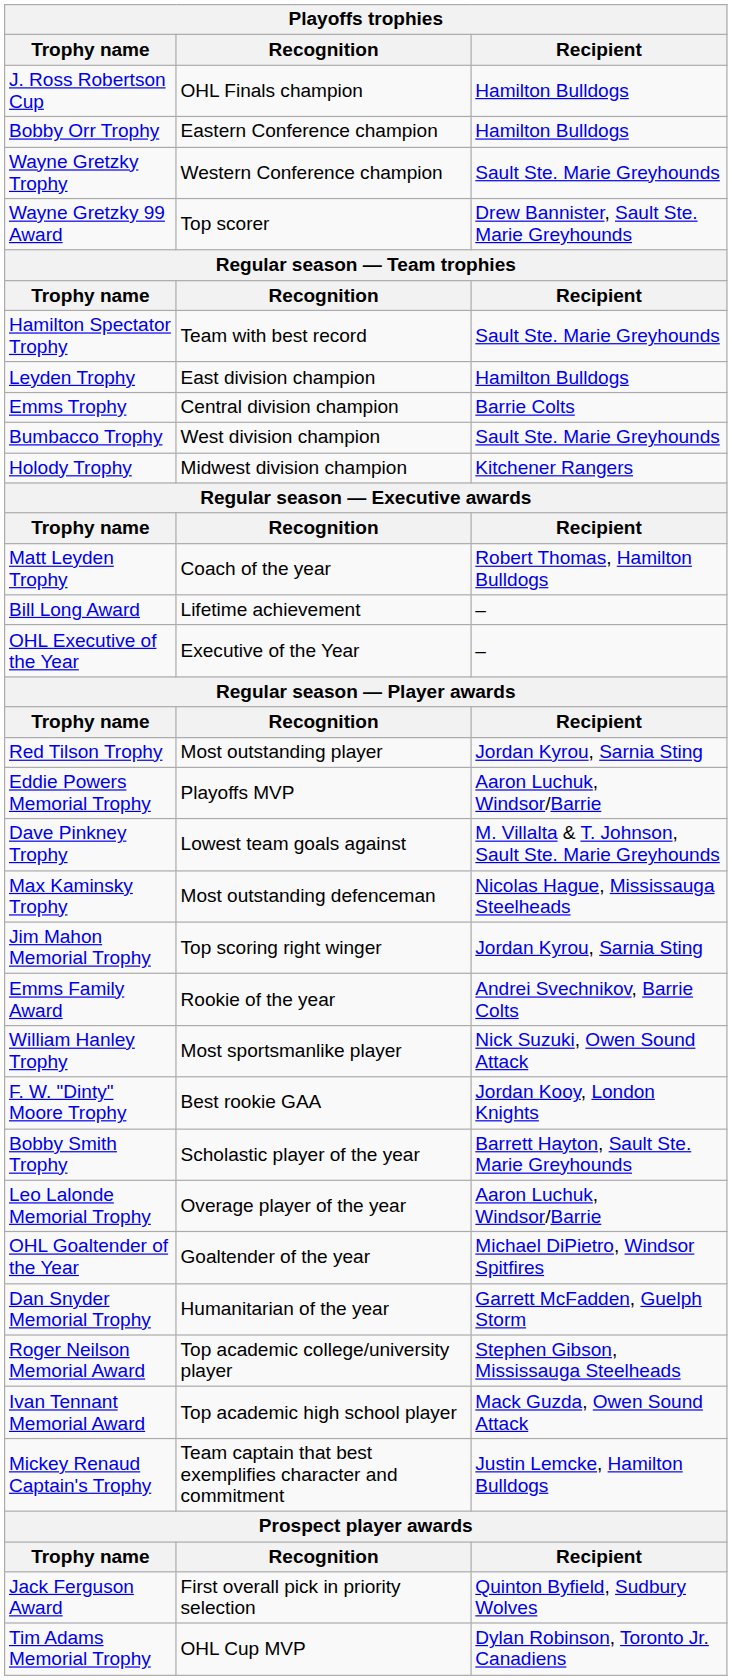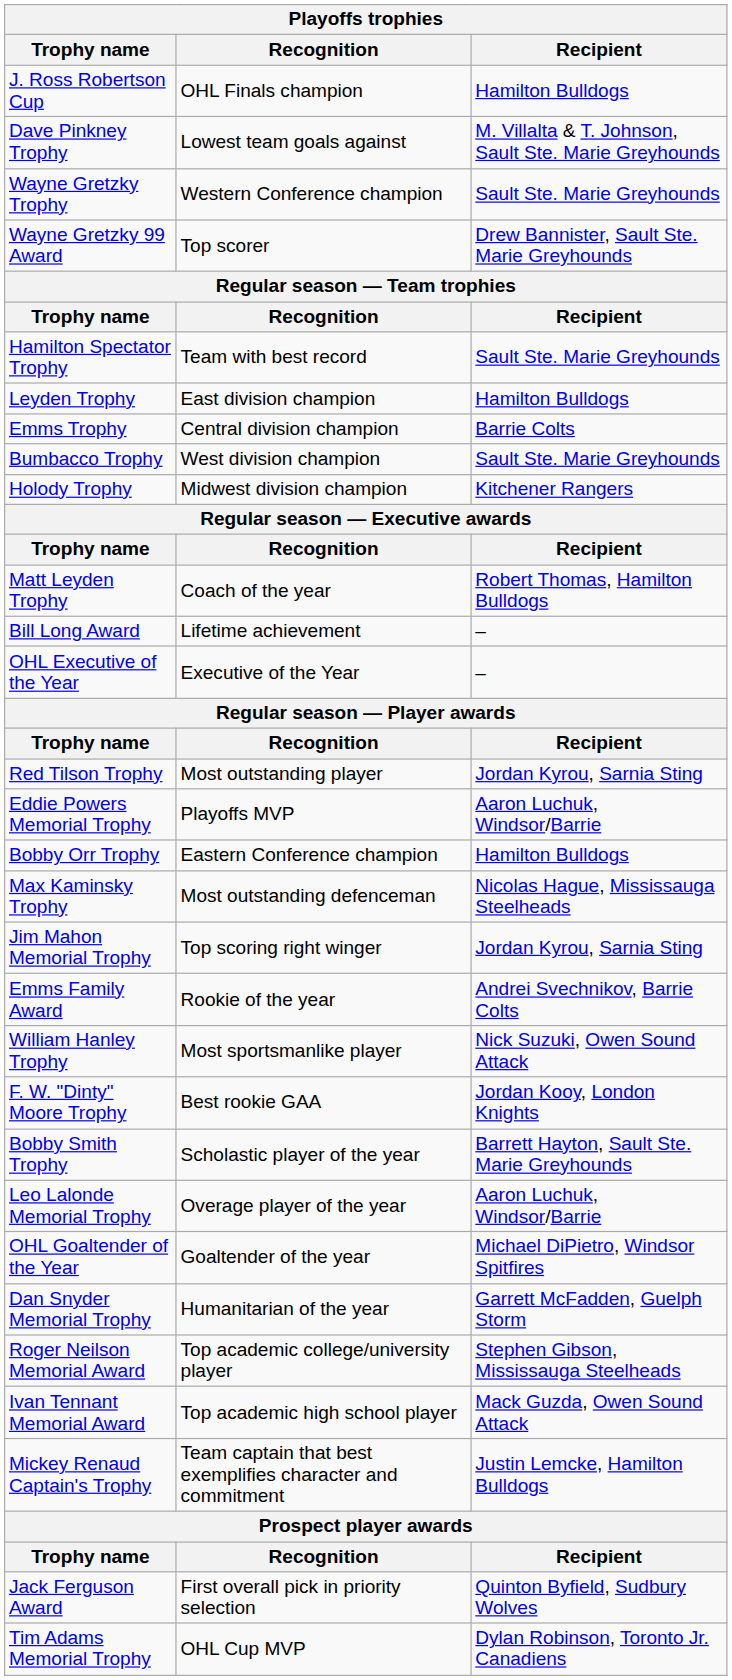rows swapped: (84, 131) <-> (68, 844)
